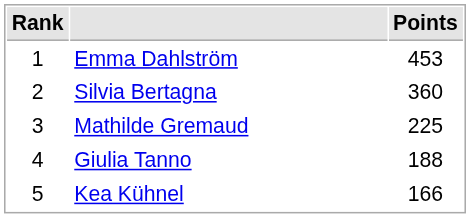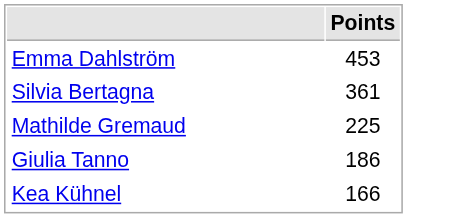- column: (38, 23)
(425, 93) 360 -> (363, 93) 361
(425, 160) 188 -> (363, 160) 186
